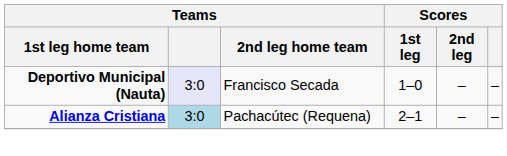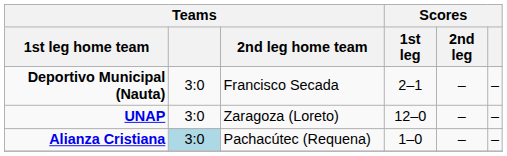(194, 85) lavender background -> (194, 85) no background
(410, 85) 1–0 -> (410, 85) 2–1
+ row: (145, 116)
(410, 116) 2–1 -> (410, 139) 1–0
